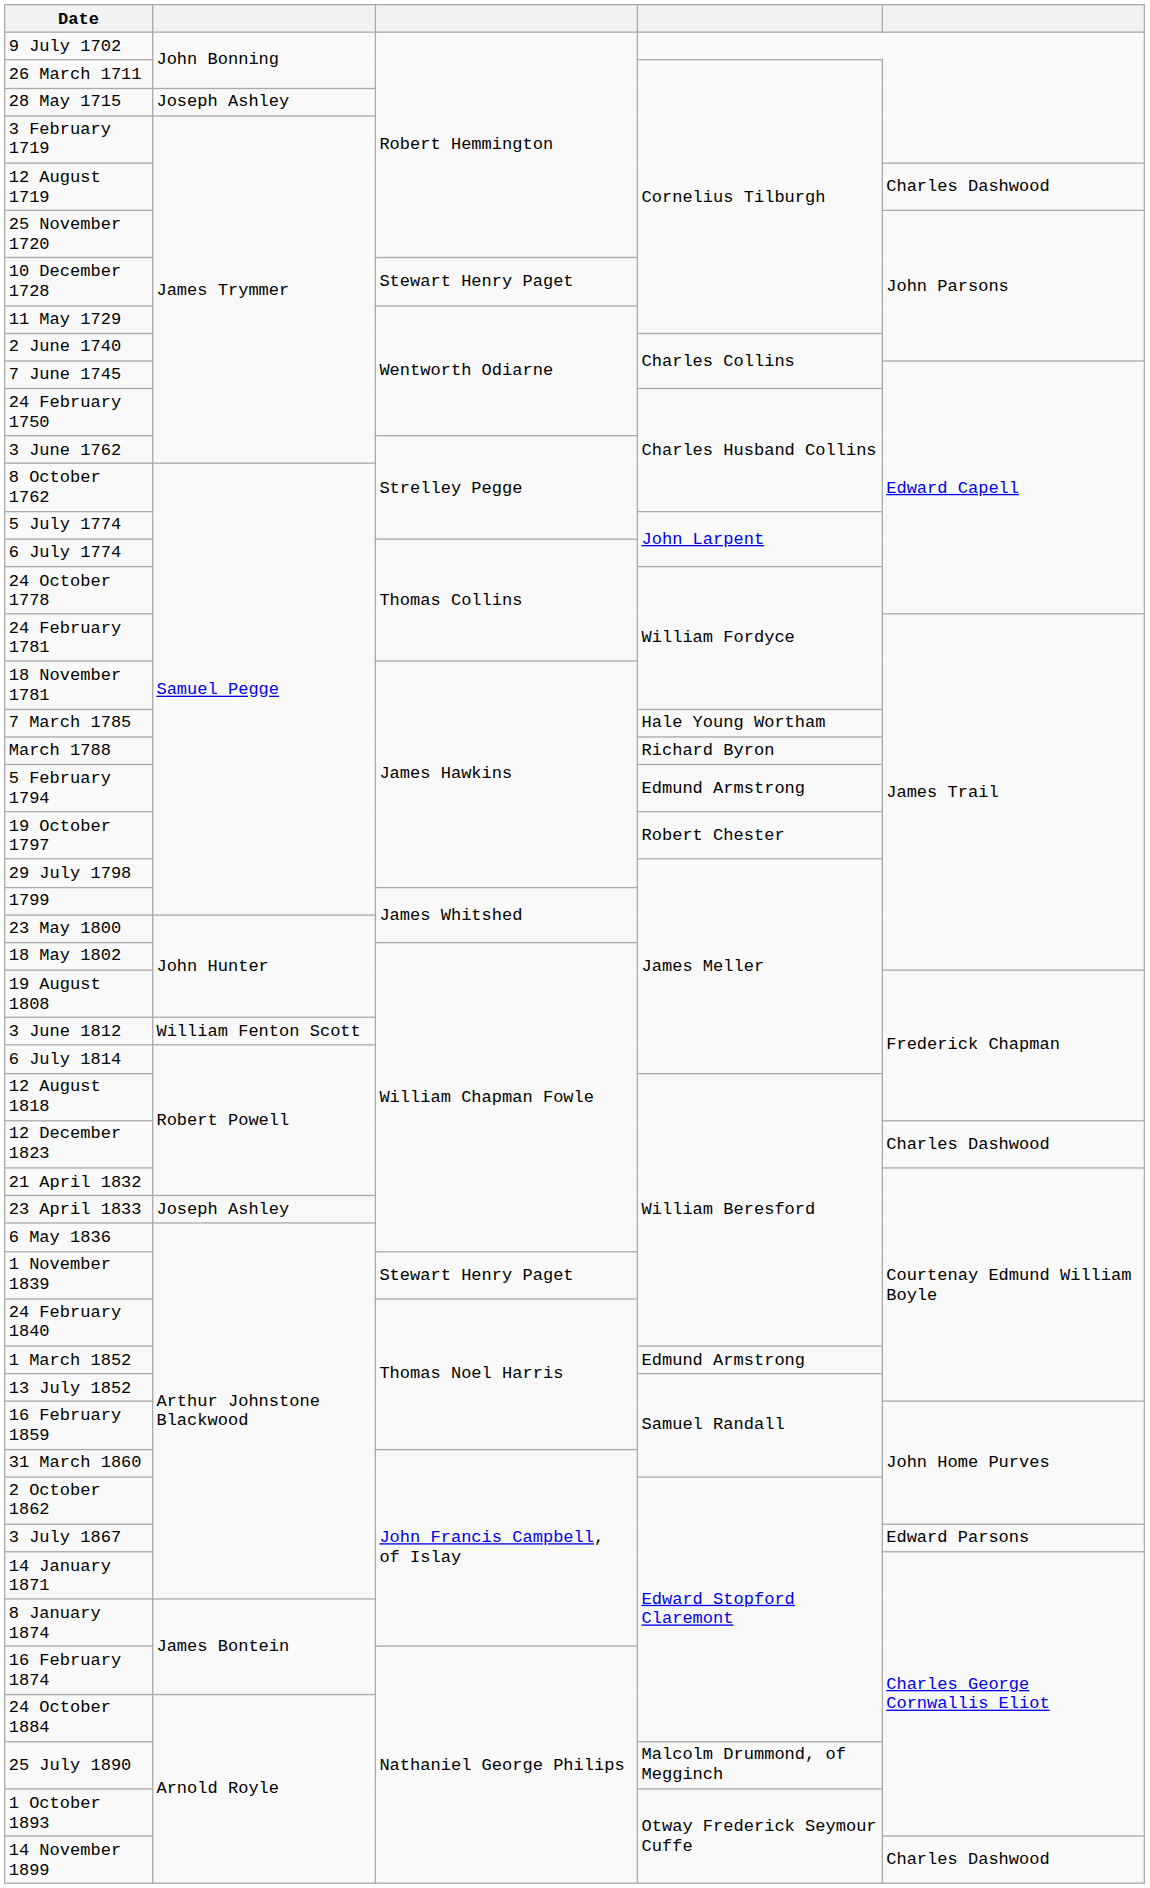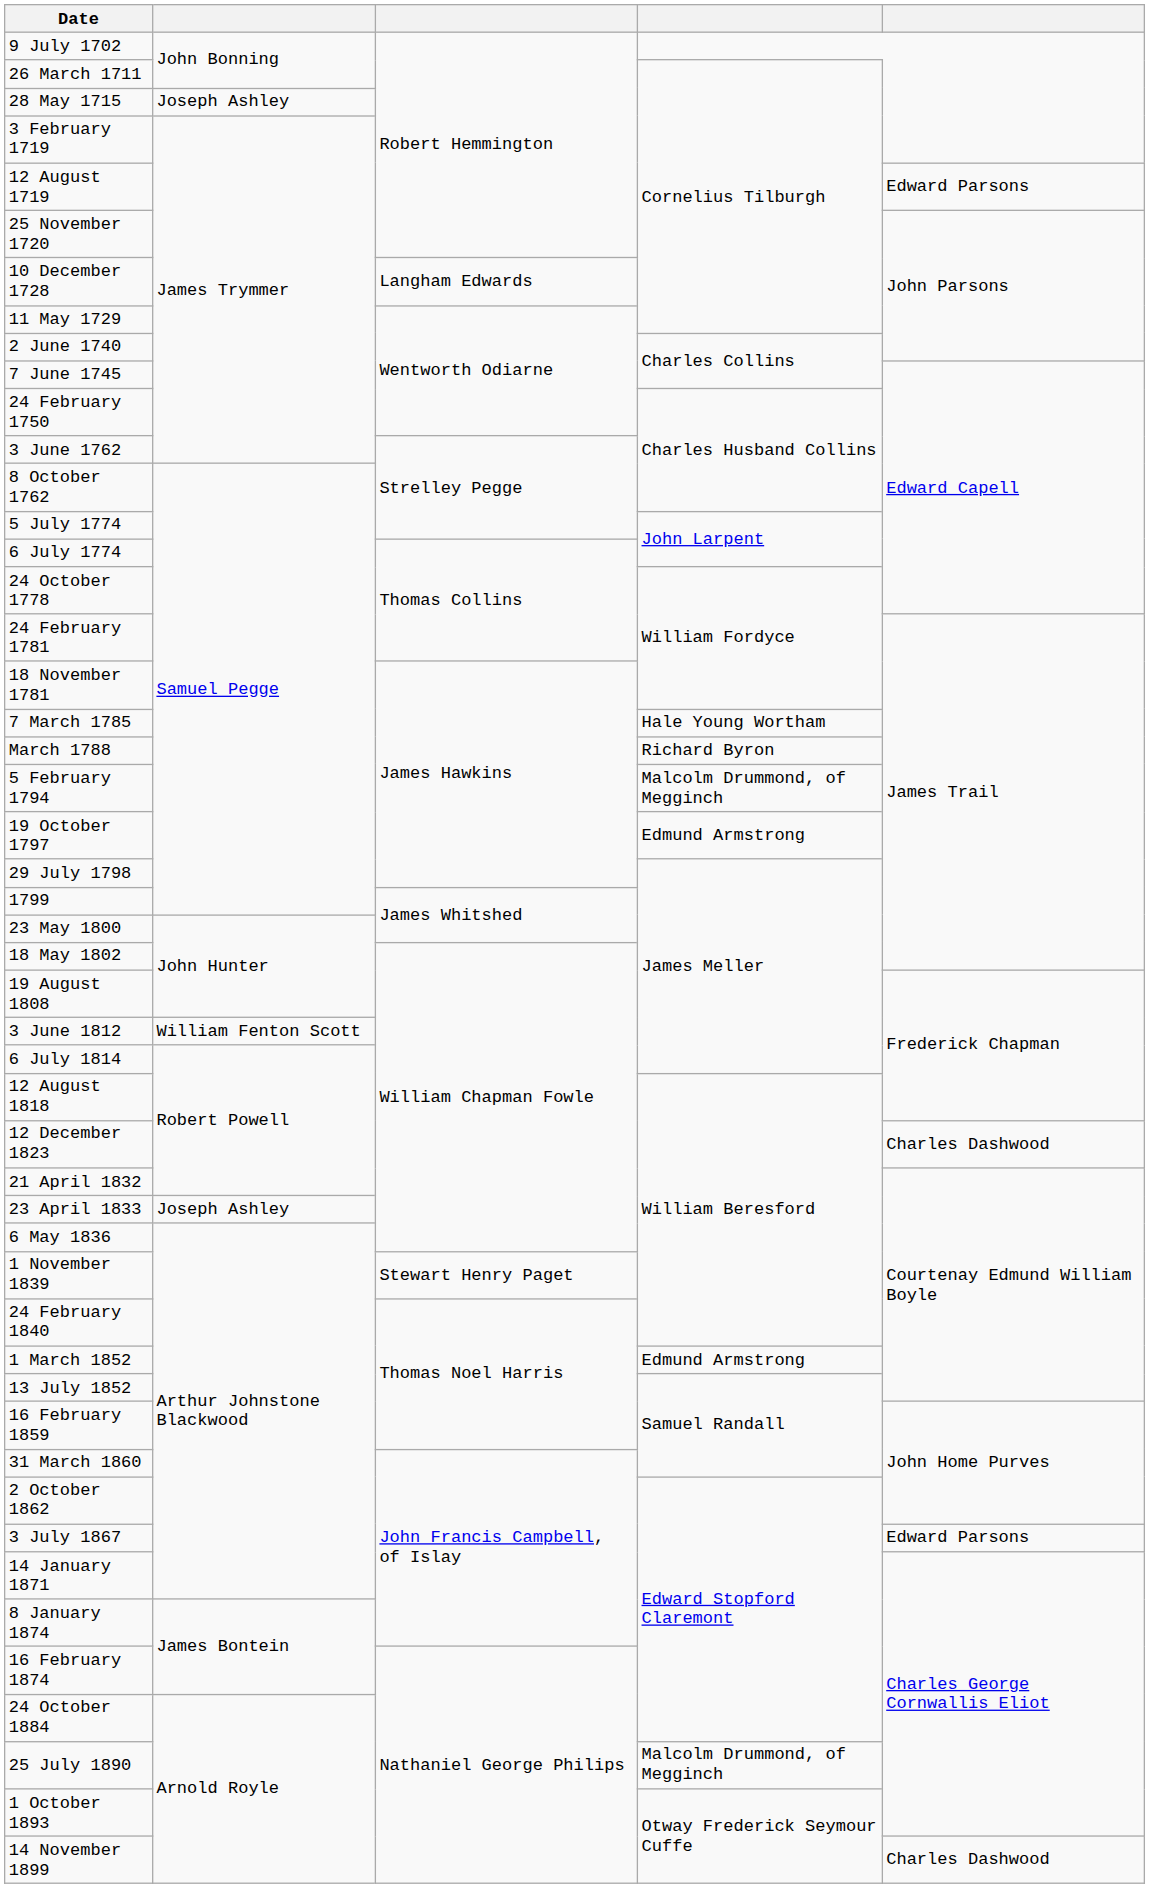(968, 187) Charles Dashwood -> (958, 187) Edward Parsons
(476, 282) Stewart Henry Paget -> (456, 282) Langham Edwards
(723, 788) Edmund Armstrong -> (744, 788) Malcolm Drummond, of Megginch
(713, 835) Robert Chester -> (723, 835) Edmund Armstrong
